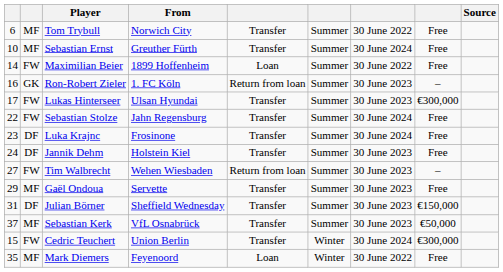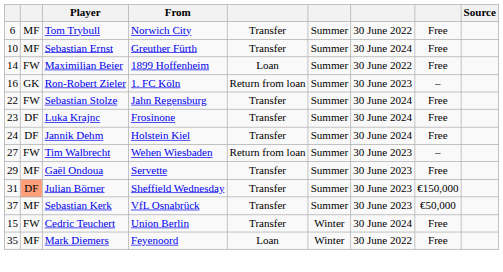- row: (83, 100)
(383, 153) 30 June 2023 -> (383, 135) 30 June 2024
(31, 205) no background -> (31, 188) lightsalmon background
(438, 240) €300,000 -> (438, 223) Free
